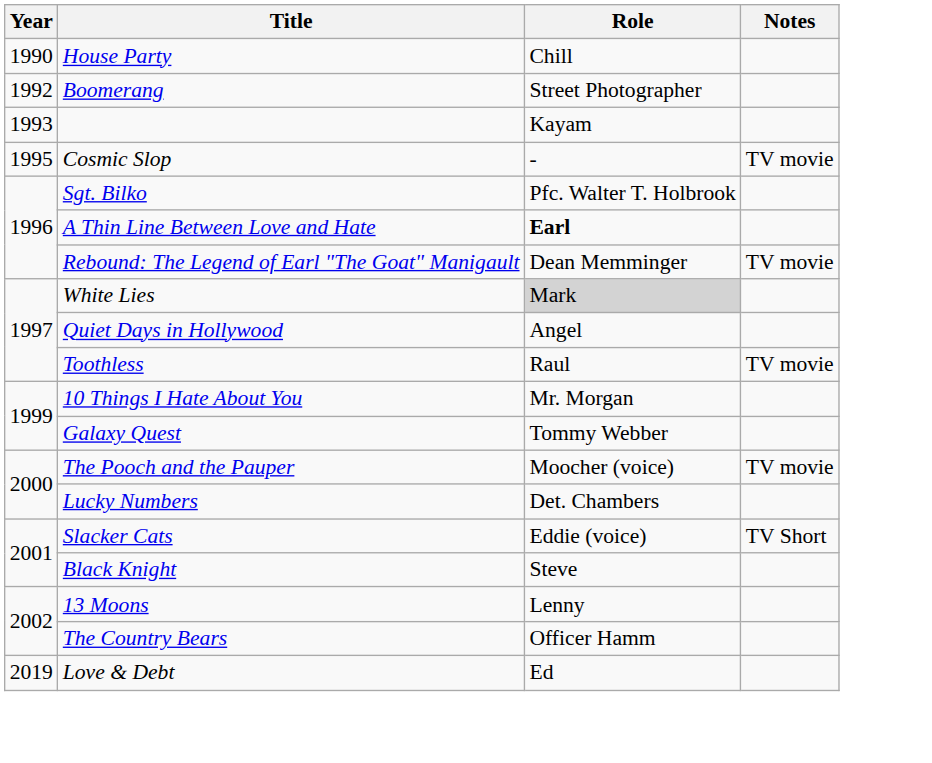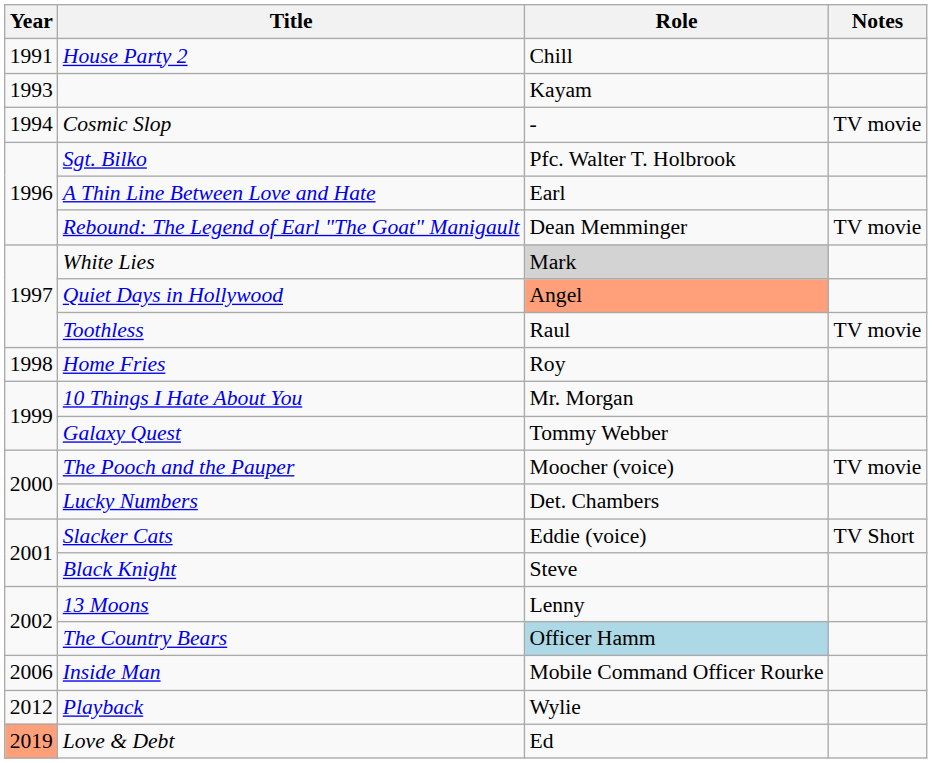- row: (117, 55)
+ row: (125, 55)
- row: (113, 90)
(31, 158) 1995 -> (31, 124) 1994
(550, 227) bold -> (547, 192) normal
(556, 329) no background -> (556, 295) lightsalmon background
+ row: (114, 364)
(593, 638) no background -> (593, 638) lightblue background
+ row: (112, 672)
+ row: (103, 706)
(31, 672) no background -> (31, 741) lightsalmon background
